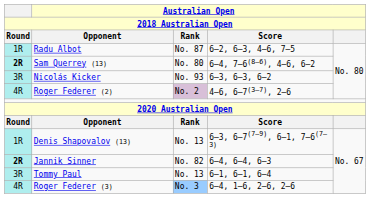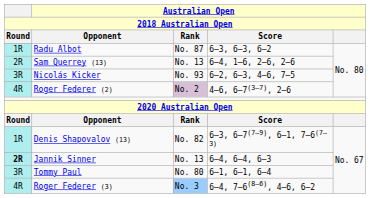(252, 50) 6–2, 6–3, 4–6, 7–5 -> (240, 50) 6–3, 6–3, 6–2
(18, 63) bold -> (18, 62) normal
(189, 63) No. 80 -> (189, 62) No. 13
(262, 63) 6–4, 7–6(8–6), 4–6, 6–2 -> (252, 62) 6–4, 1–6, 2–6, 2–6
(240, 77) 6–3, 6–3, 6–2 -> (252, 75) 6–2, 6–3, 4–6, 7–5
(189, 142) No. 13 -> (189, 139) No. 82
(189, 161) No. 82 -> (189, 159) No. 13
(189, 174) No. 13 -> (189, 172) No. 80
(252, 187) 6–4, 1–6, 2–6, 2–6 -> (262, 186) 6–4, 7–6(8–6), 4–6, 6–2
